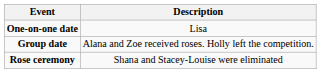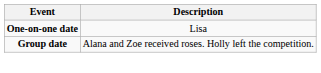- row: (42, 60)
